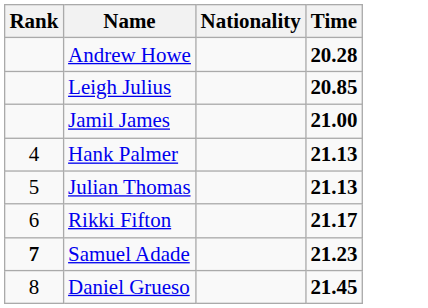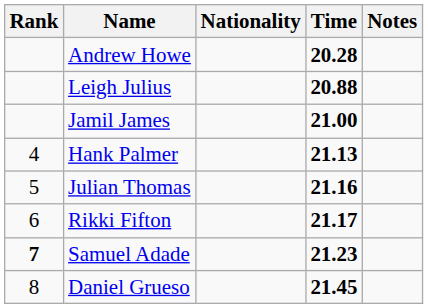+ column: (392, 21)
(334, 87) 20.85 -> (334, 87) 20.88
(334, 187) 21.13 -> (334, 187) 21.16
